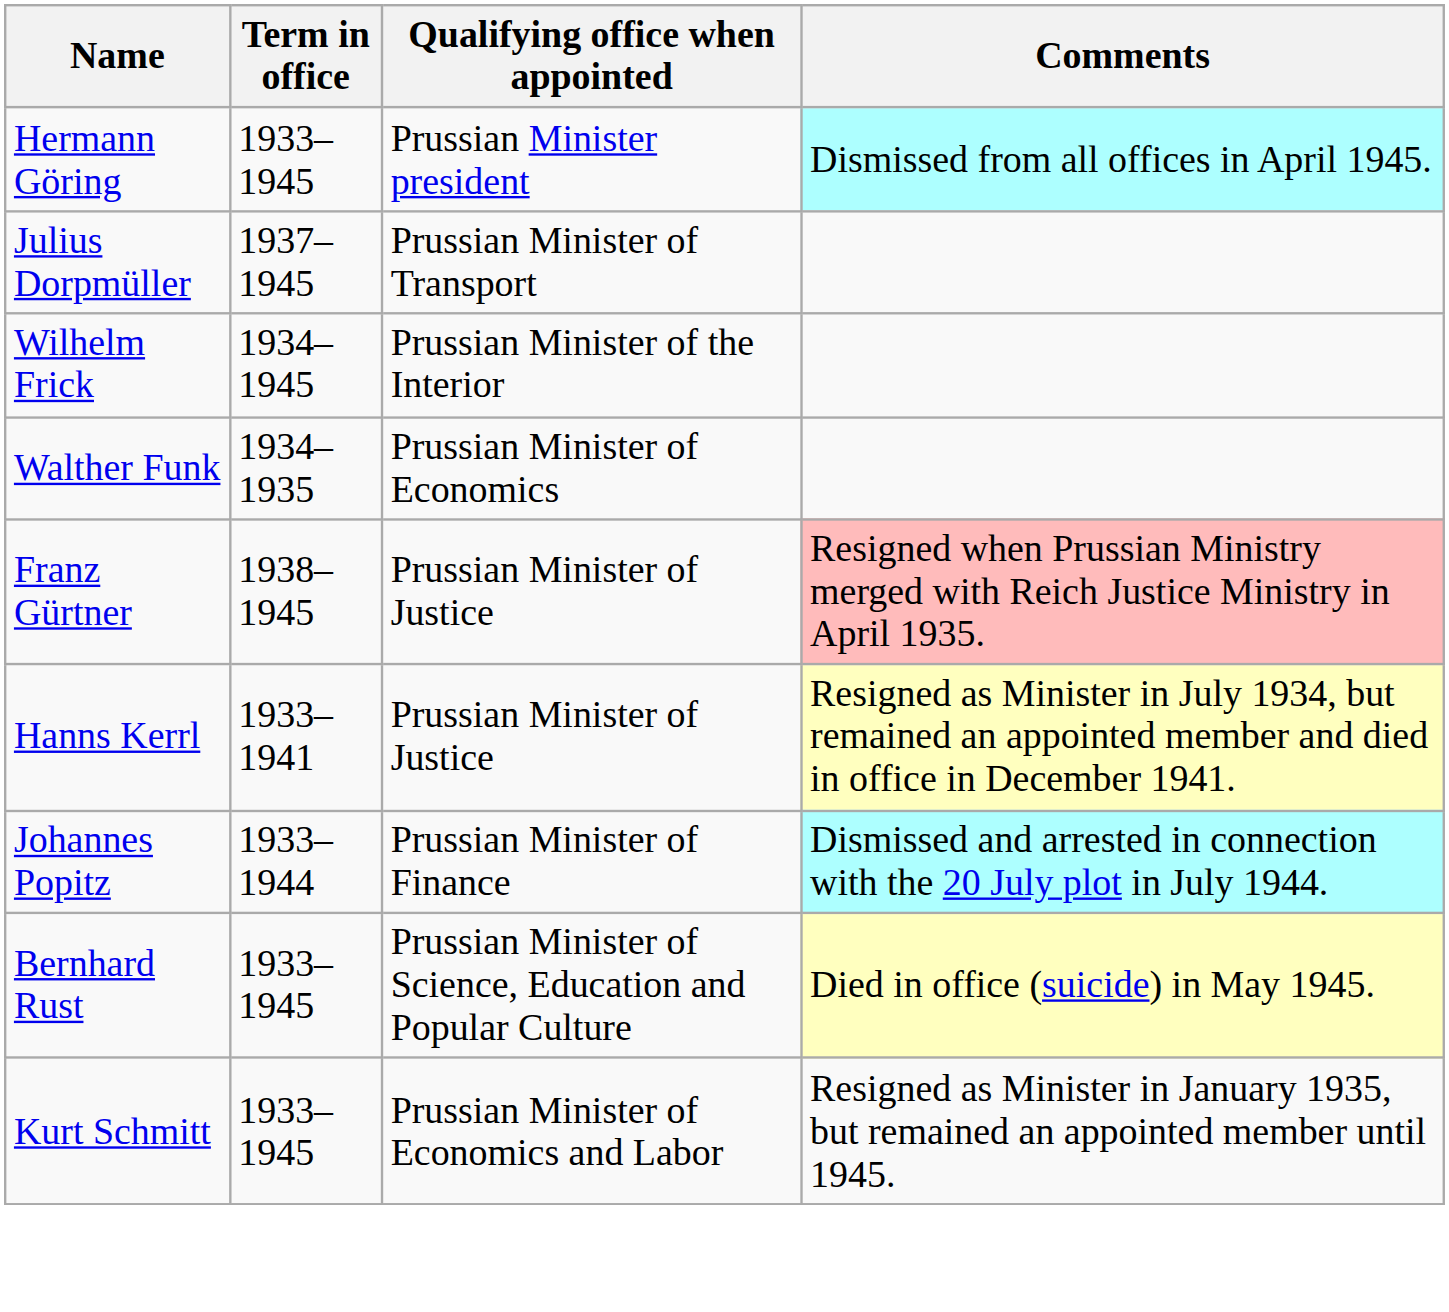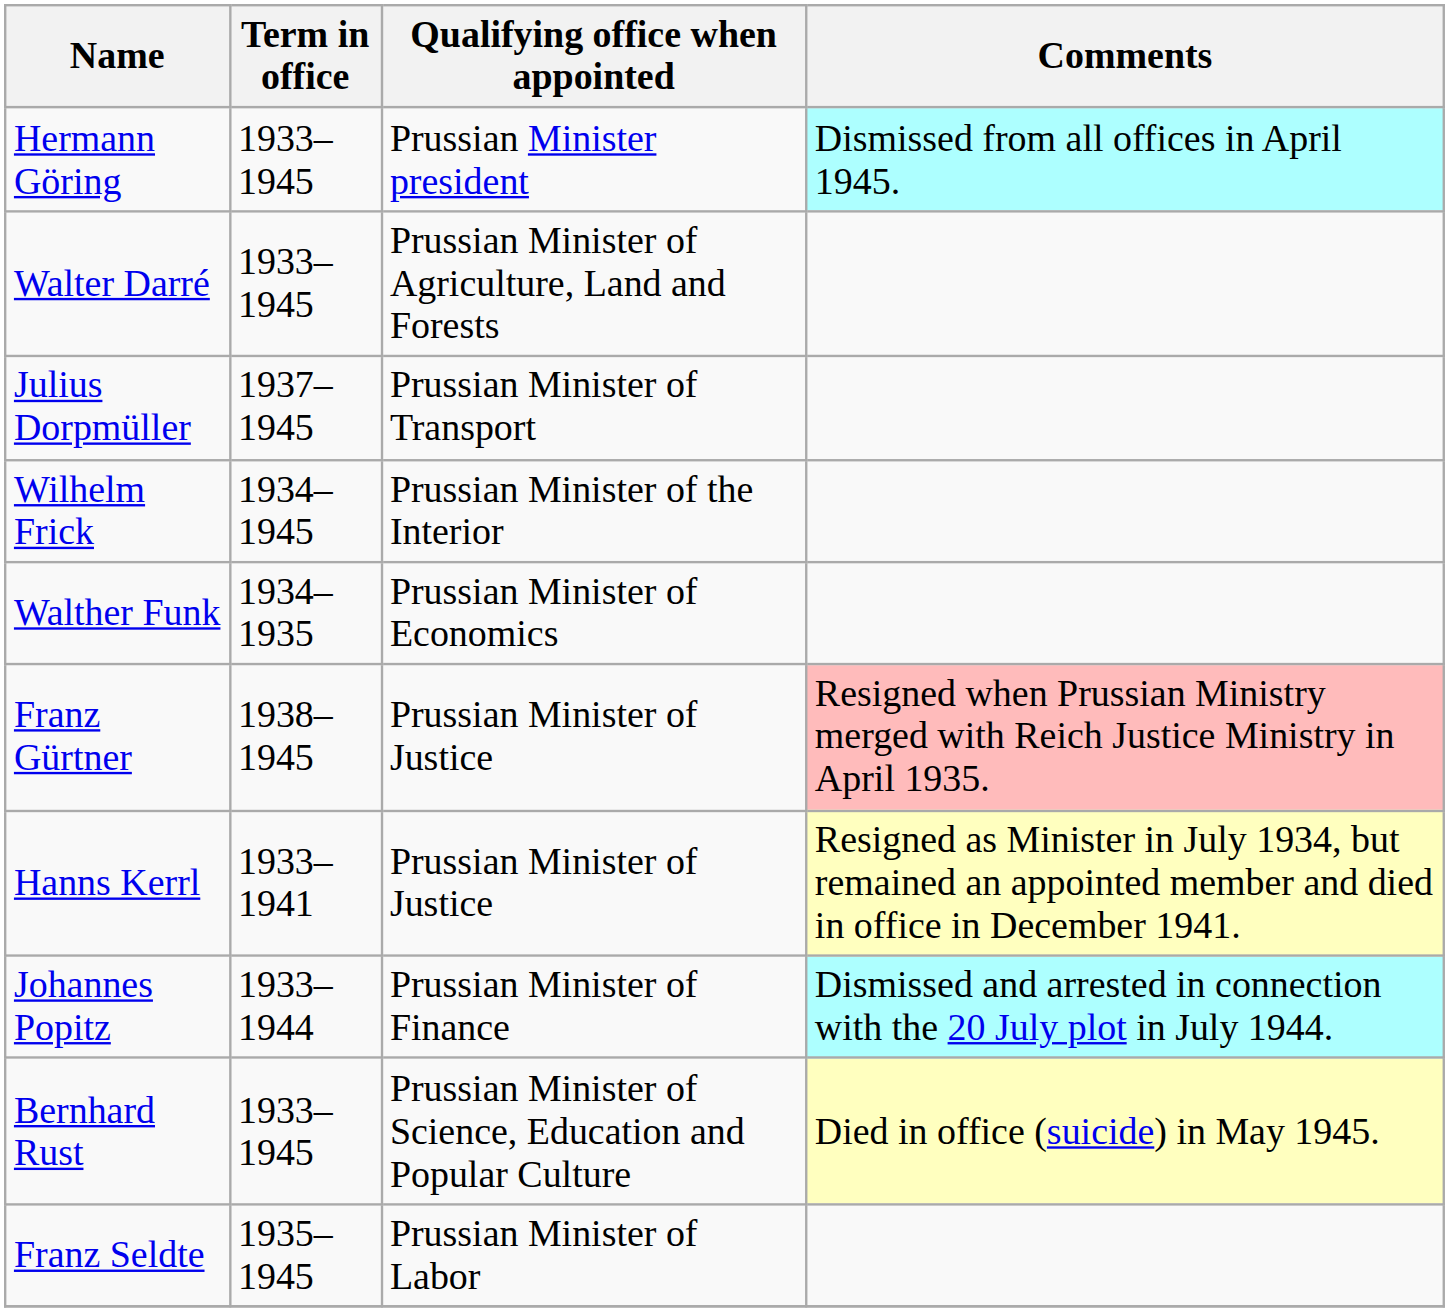+ row: (112, 282)
- row: (112, 1130)
+ row: (109, 1254)
